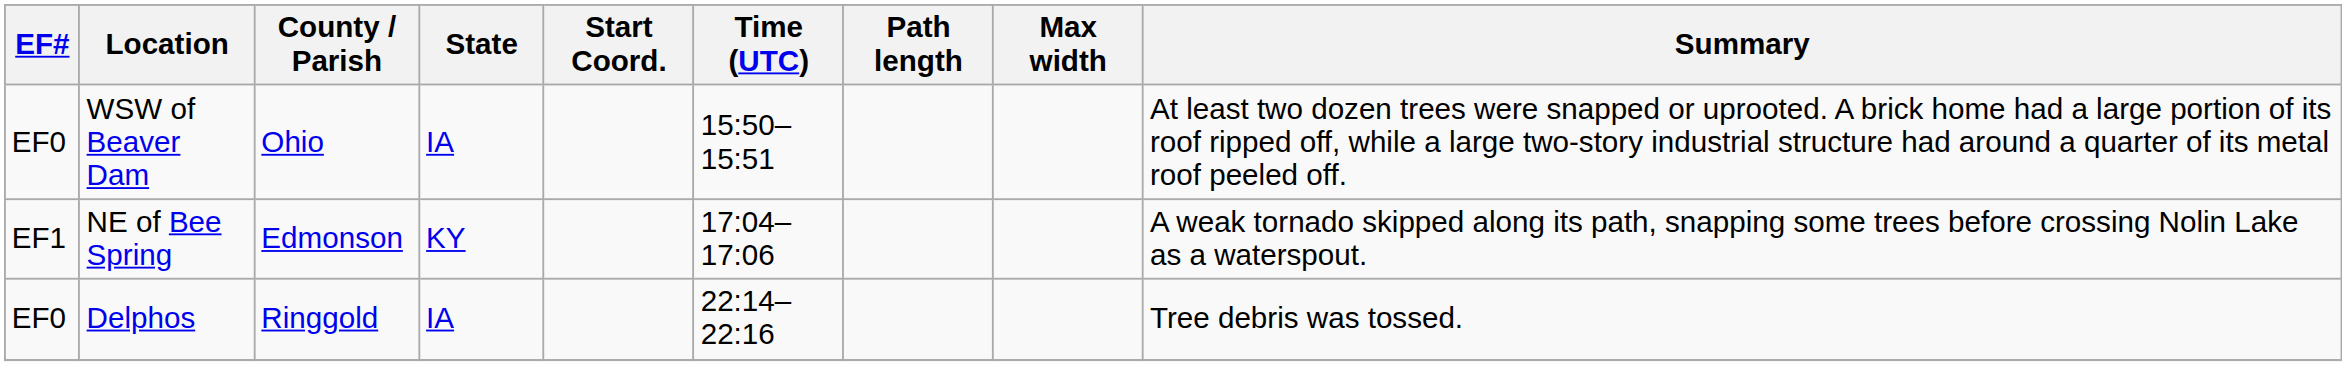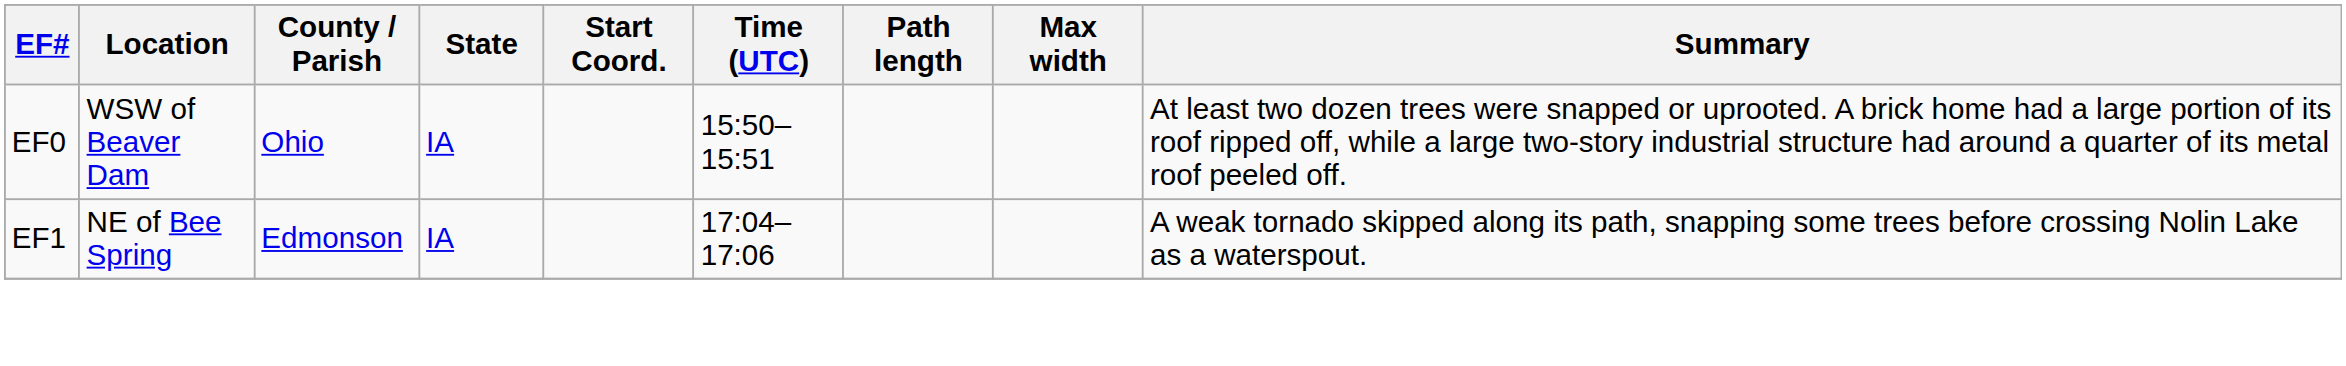(446, 238) KY -> (440, 238) IA
- row: (141, 318)
